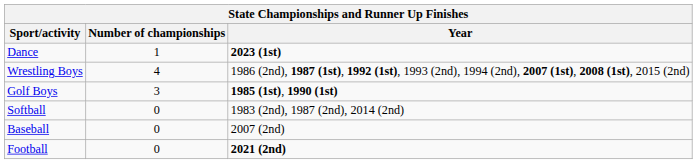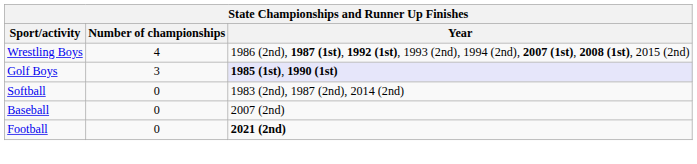- row: (23, 52)
(284, 91) no background -> (284, 71) lavender background
